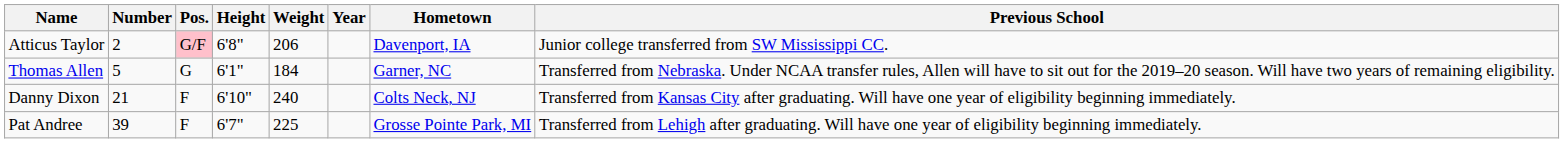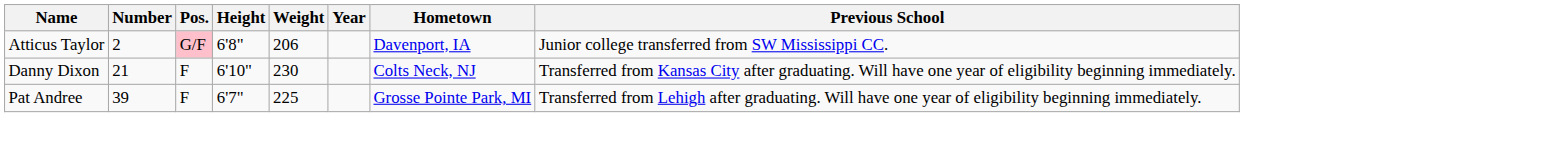- row: (56, 71)
(286, 97) 240 -> (286, 71) 230
